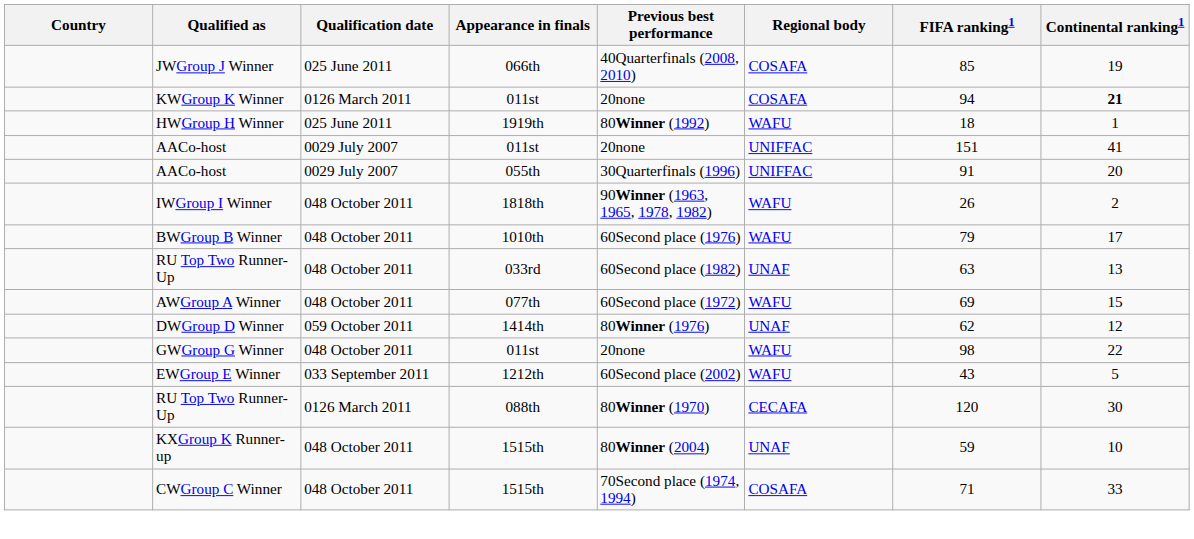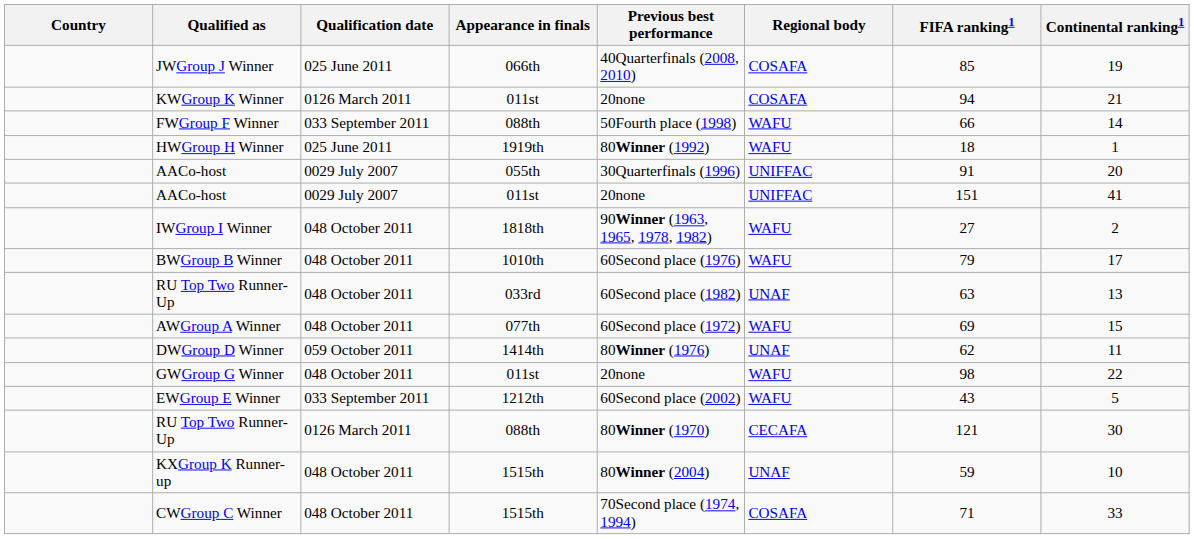(1115, 98) bold -> (1115, 98) normal
+ row: (217, 123)
rows swapped: (191, 147) <-> (191, 171)
(967, 203) 26 -> (967, 228) 27
(1115, 326) 12 -> (1115, 350) 11
(967, 406) 120 -> (967, 430) 121
